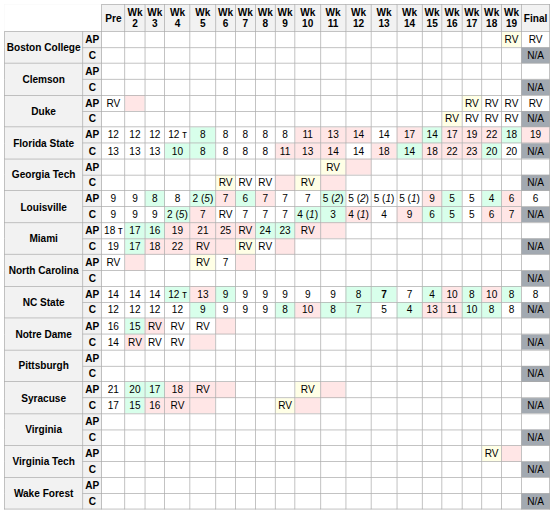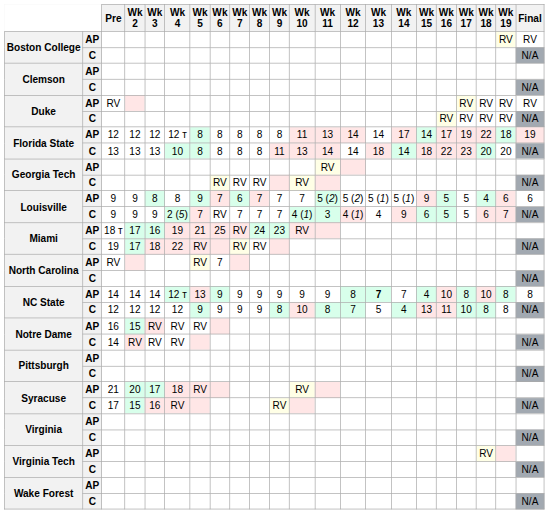(203, 199) 2 (5) -> (200, 199) 9
